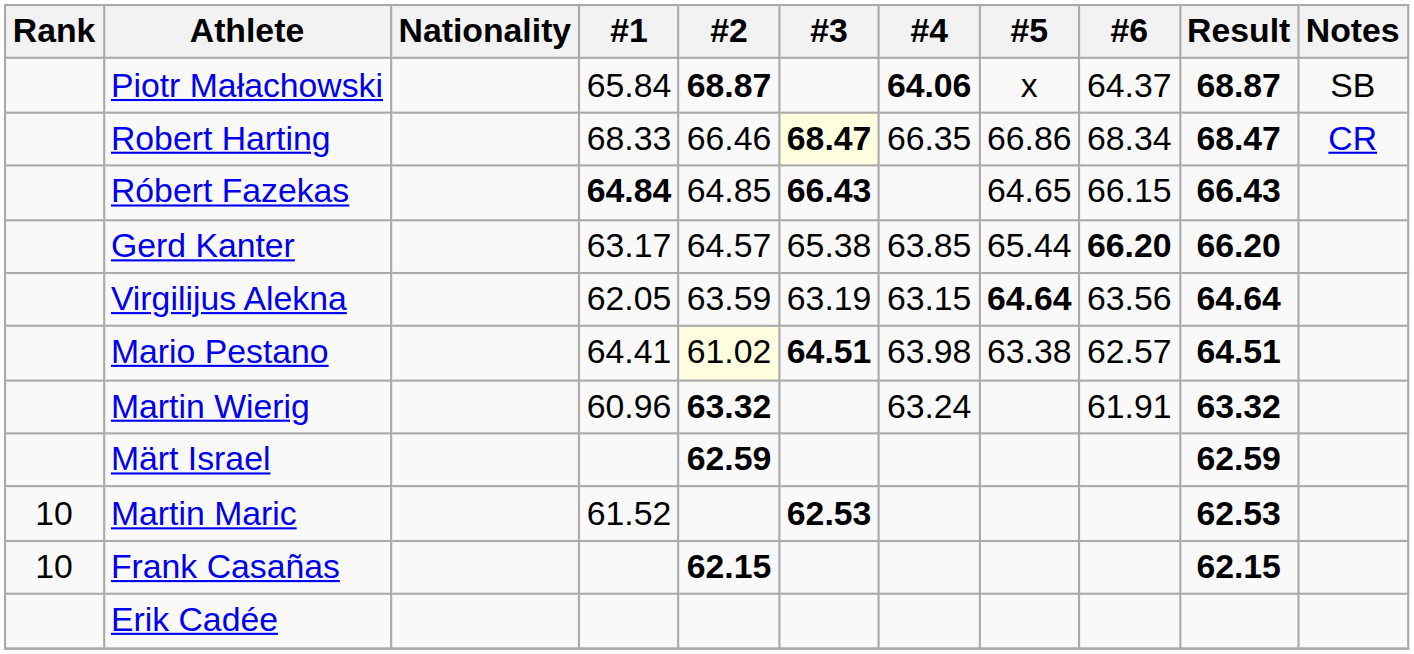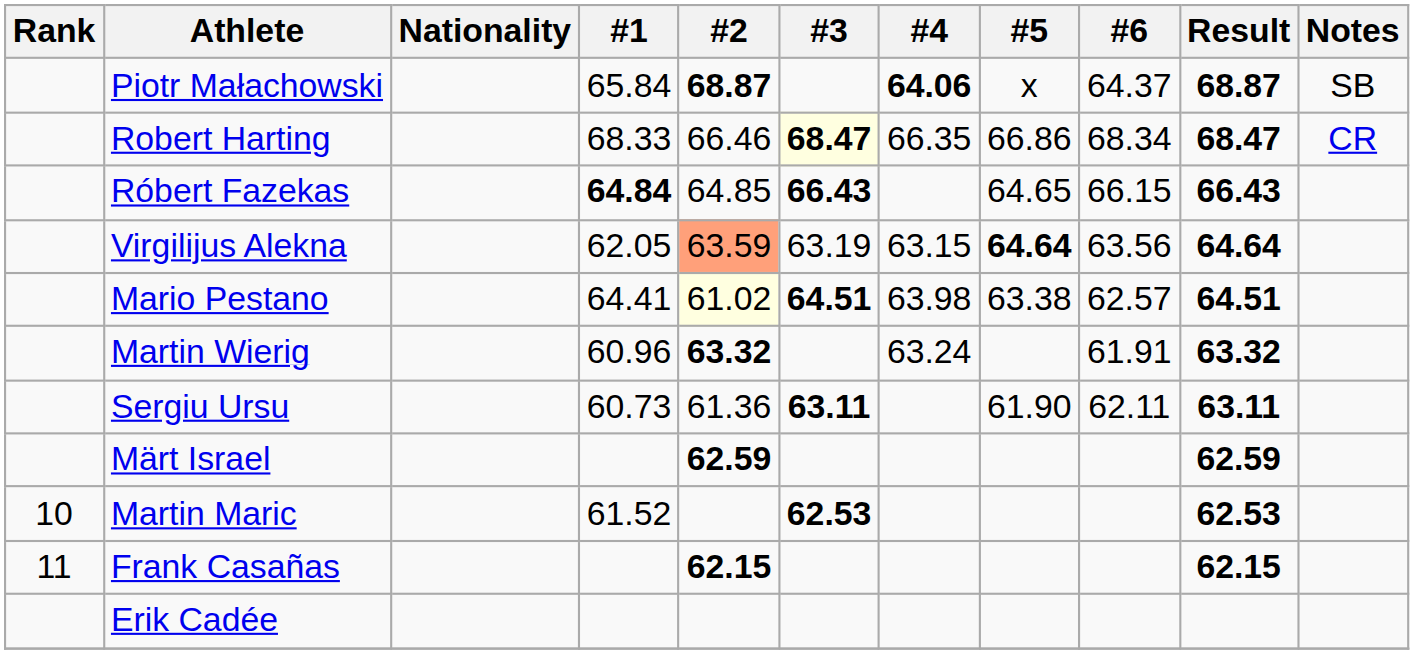- row: (203, 245)
(729, 298) no background -> (729, 245) lightsalmon background
+ row: (200, 406)
(54, 566) 10 -> (54, 566) 11
